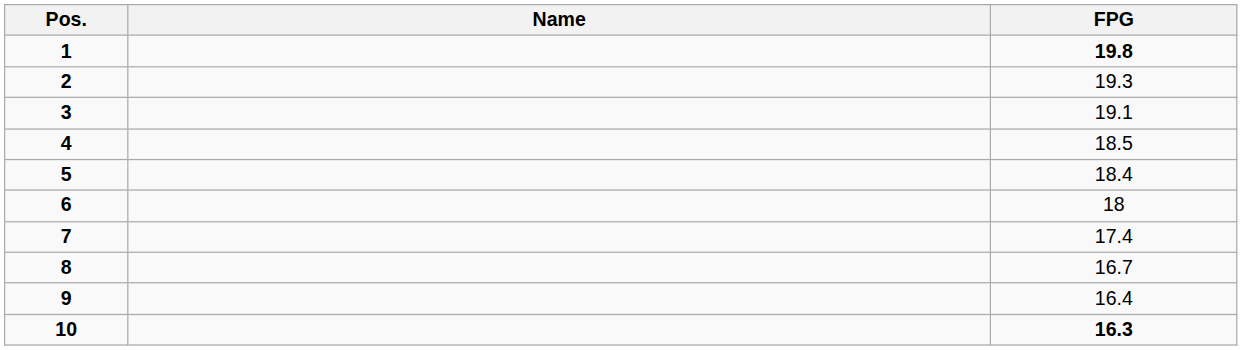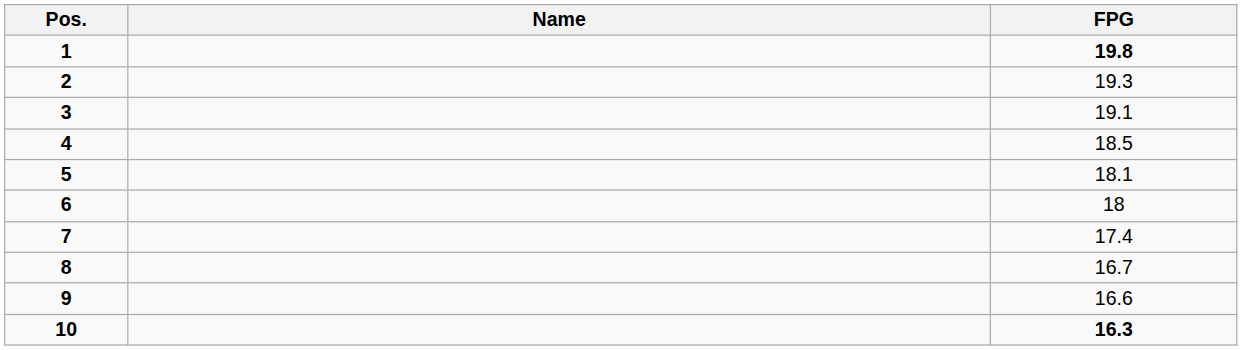(1114, 174) 18.4 -> (1114, 174) 18.1
(1114, 298) 16.4 -> (1114, 298) 16.6
